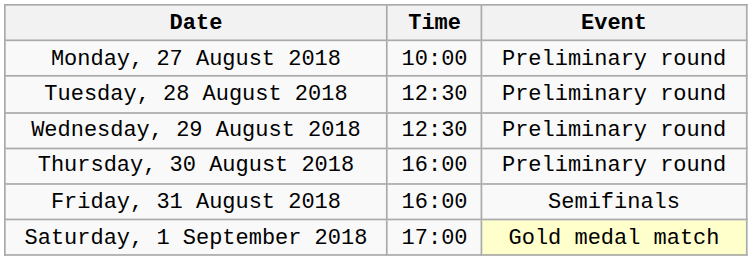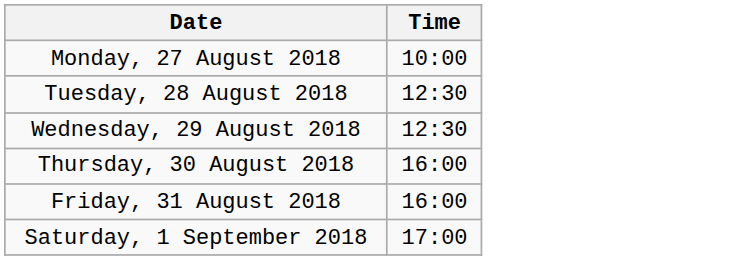- column: (614, 23)
